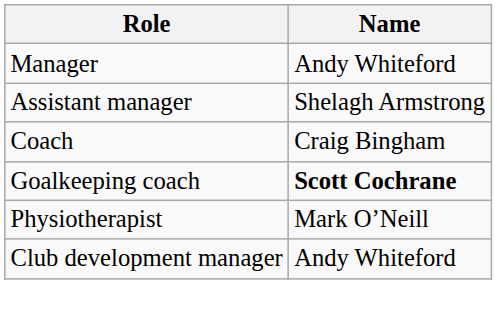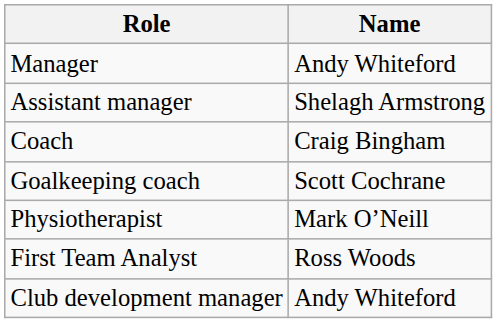(375, 180) bold -> (370, 180) normal
+ row: (104, 258)
